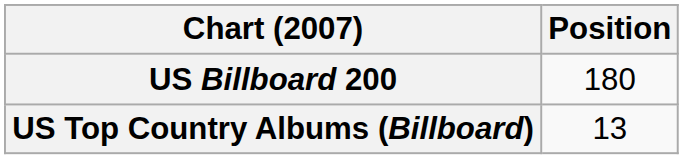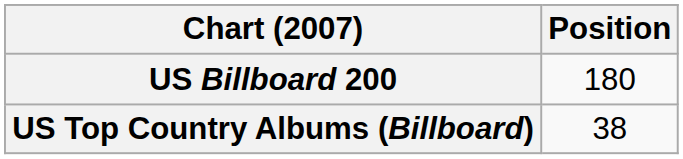(610, 128) 13 -> (610, 128) 38
